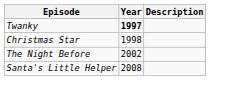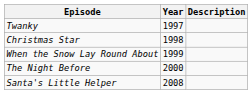(131, 26) bold -> (173, 26) normal
+ row: (82, 54)
(131, 54) 2002 -> (173, 68) 2000
